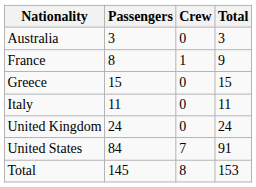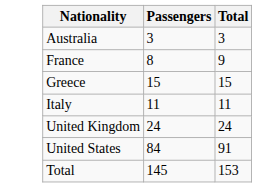- column: (195, 16)
